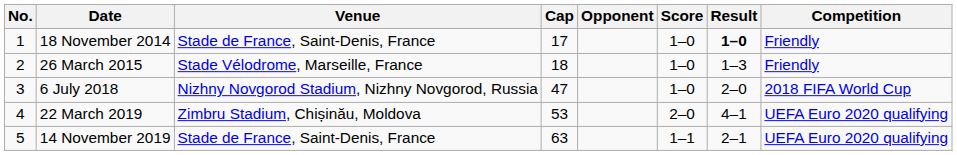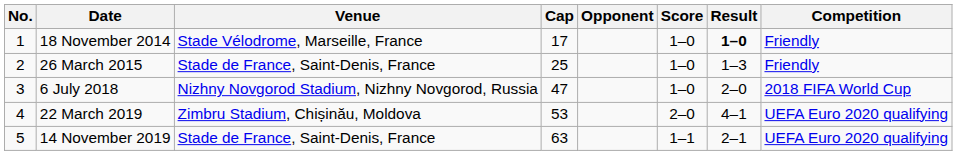(306, 41) Stade de France, Saint-Denis, France -> (300, 41) Stade Vélodrome, Marseille, France
(300, 65) Stade Vélodrome, Marseille, France -> (306, 65) Stade de France, Saint-Denis, France
(559, 65) 18 -> (559, 65) 25
